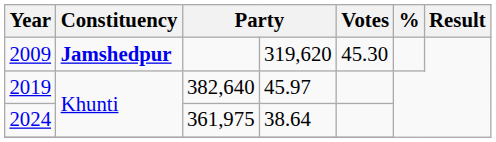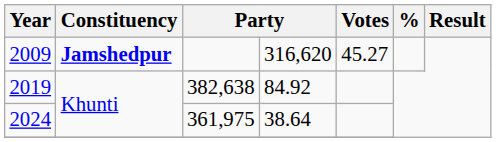(298, 53) 319,620 -> (298, 53) 316,620
(365, 53) 45.30 -> (365, 53) 45.27
(221, 86) 382,640 -> (221, 86) 382,638
(288, 86) 45.97 -> (288, 86) 84.92
